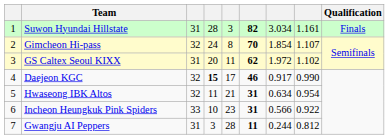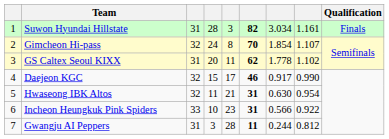(280, 61) 1.972 -> (280, 61) 1.778
(213, 77) bold -> (213, 77) normal
(280, 93) 0.634 -> (280, 93) 0.630
